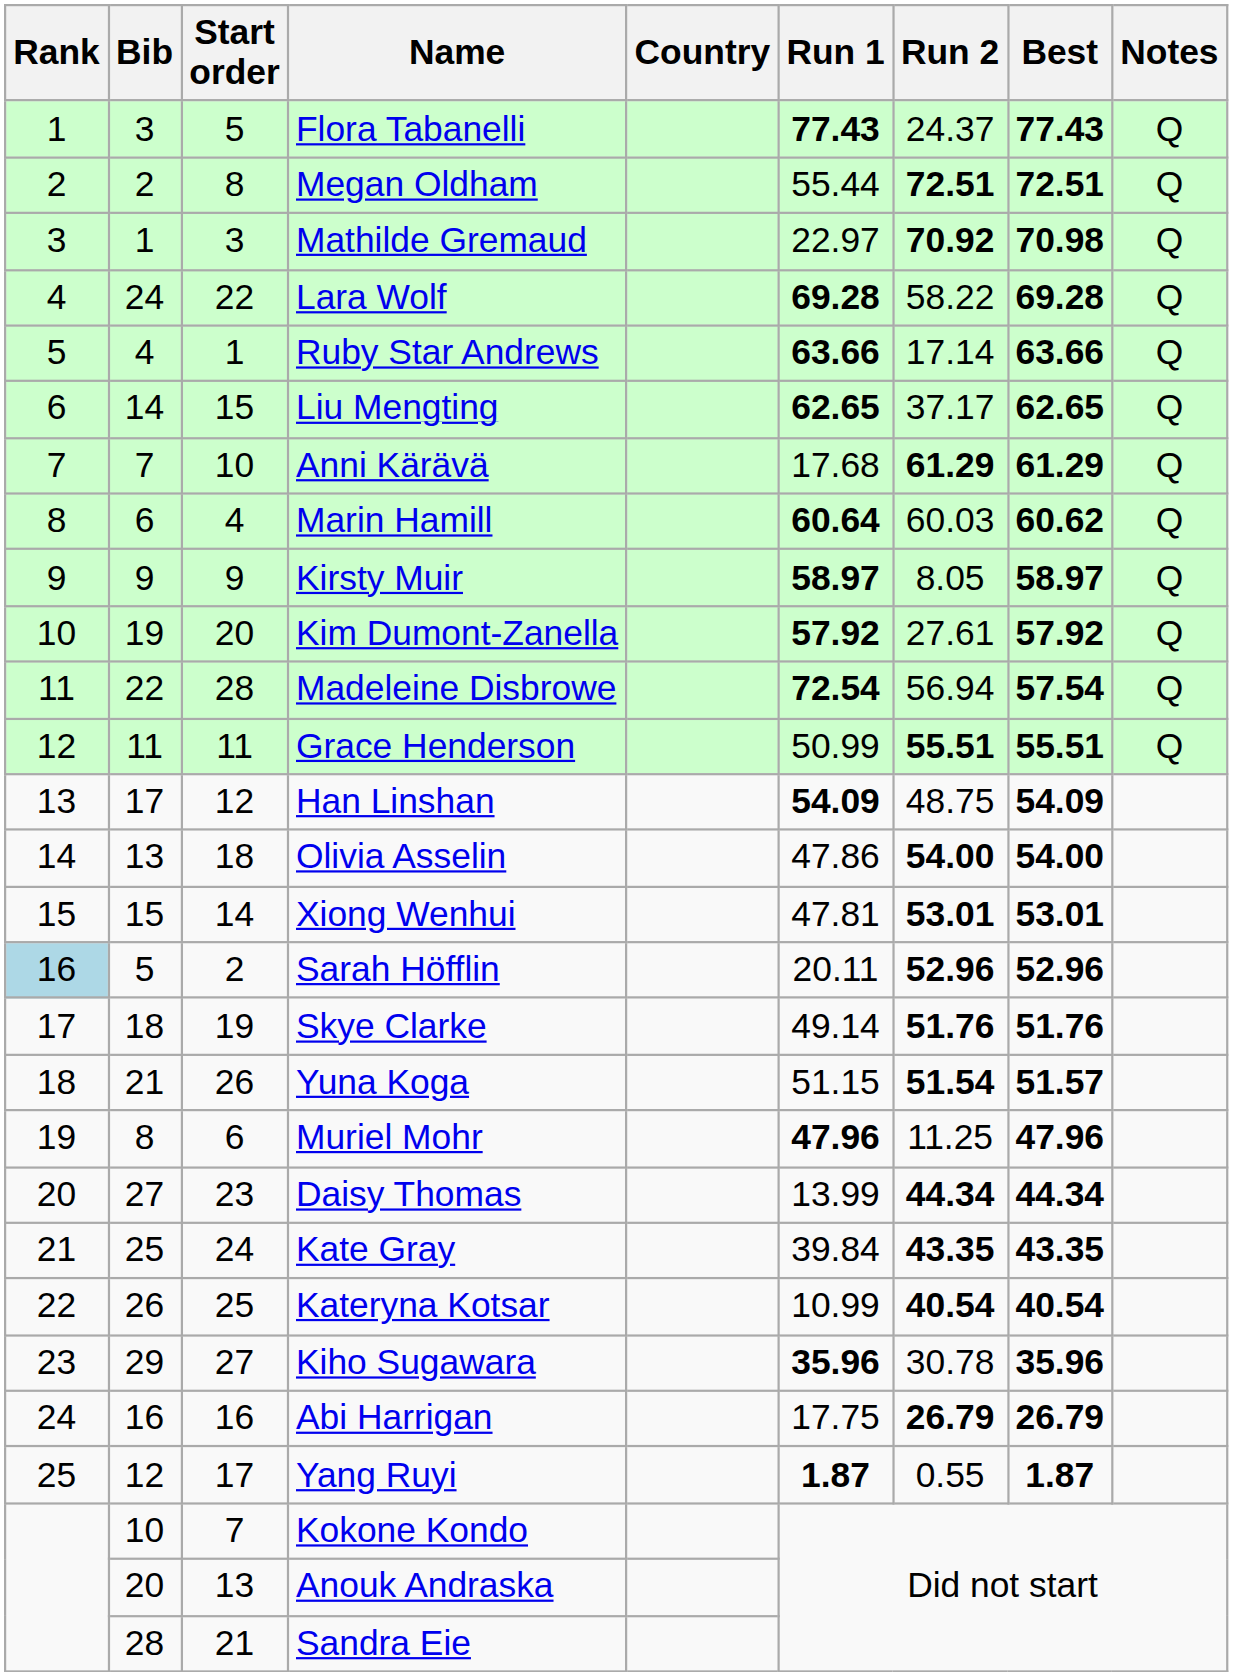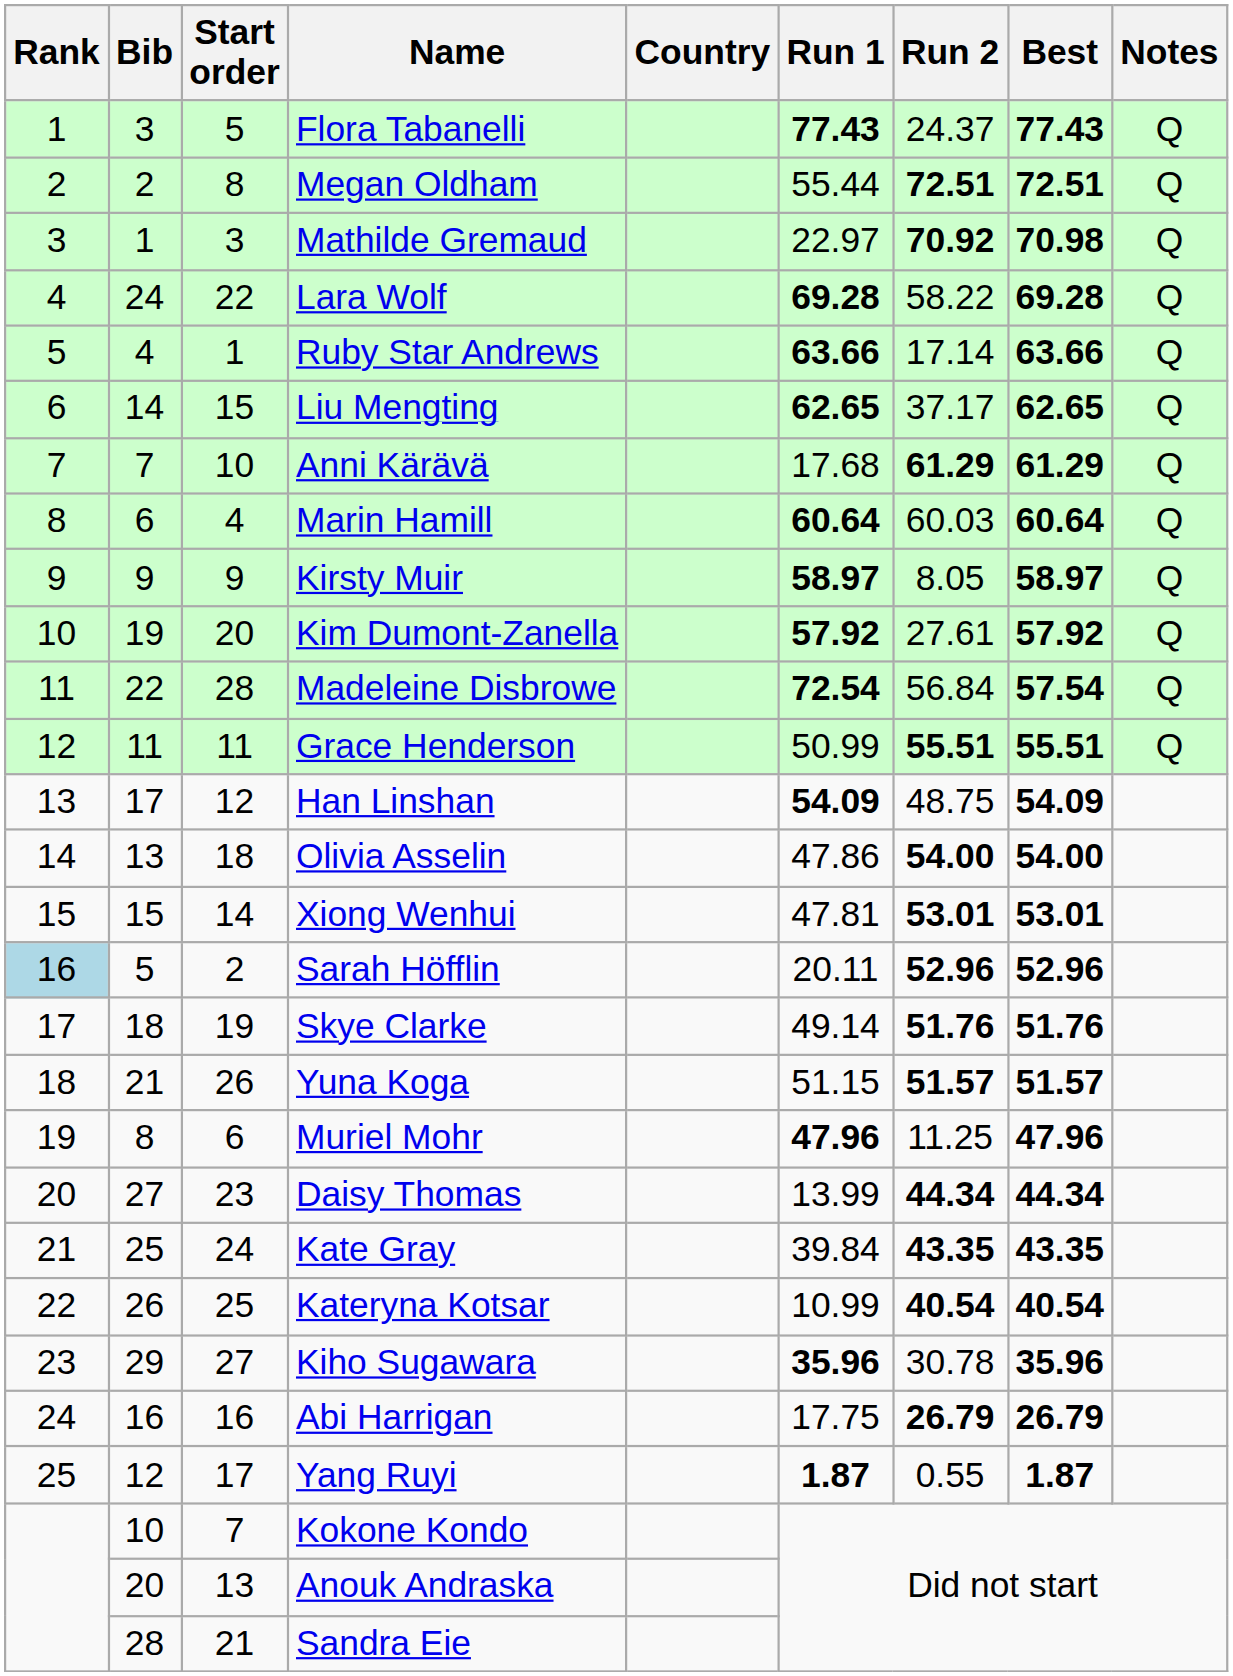(1060, 520) 60.62 -> (1060, 520) 60.64
(950, 689) 56.94 -> (950, 689) 56.84
(950, 1081) 51.54 -> (950, 1081) 51.57
